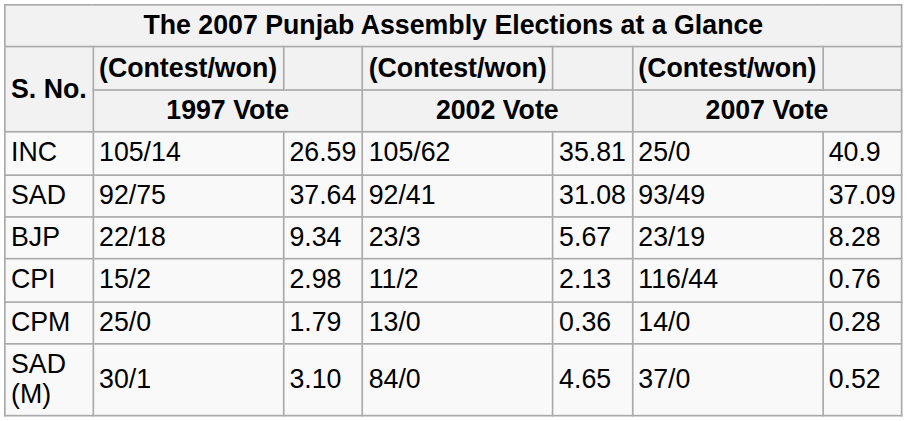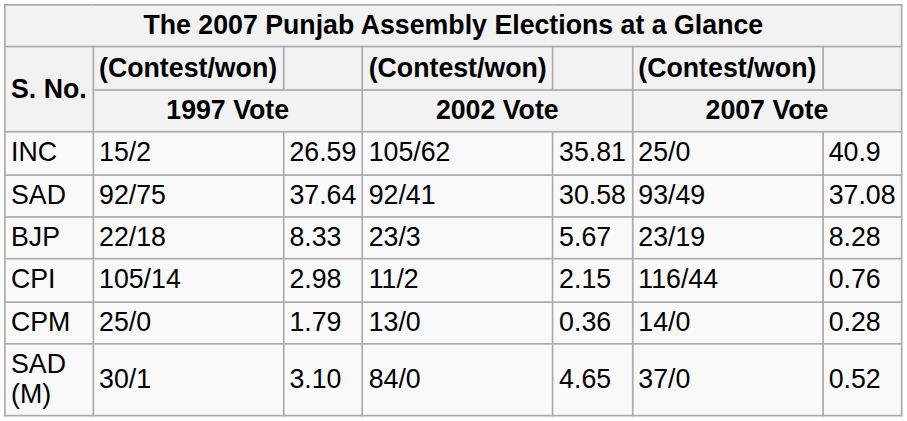(140, 152) 105/14 -> (125, 152) 15/2
(593, 195) 31.08 -> (593, 195) 30.58
(862, 195) 37.09 -> (862, 195) 37.08
(315, 237) 9.34 -> (315, 237) 8.33
(125, 279) 15/2 -> (140, 279) 105/14
(585, 279) 2.13 -> (585, 279) 2.15
